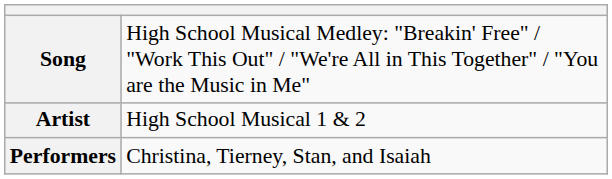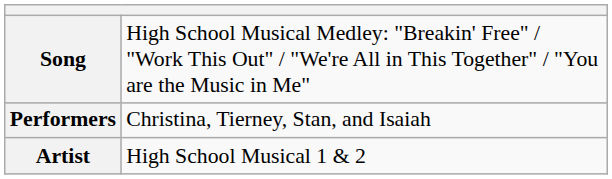rows swapped: (63, 120) <-> (63, 156)
